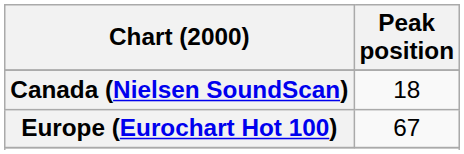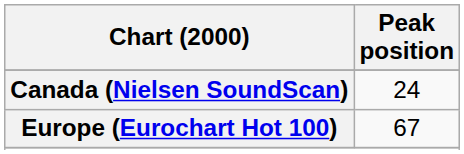(407, 89) 18 -> (407, 89) 24
